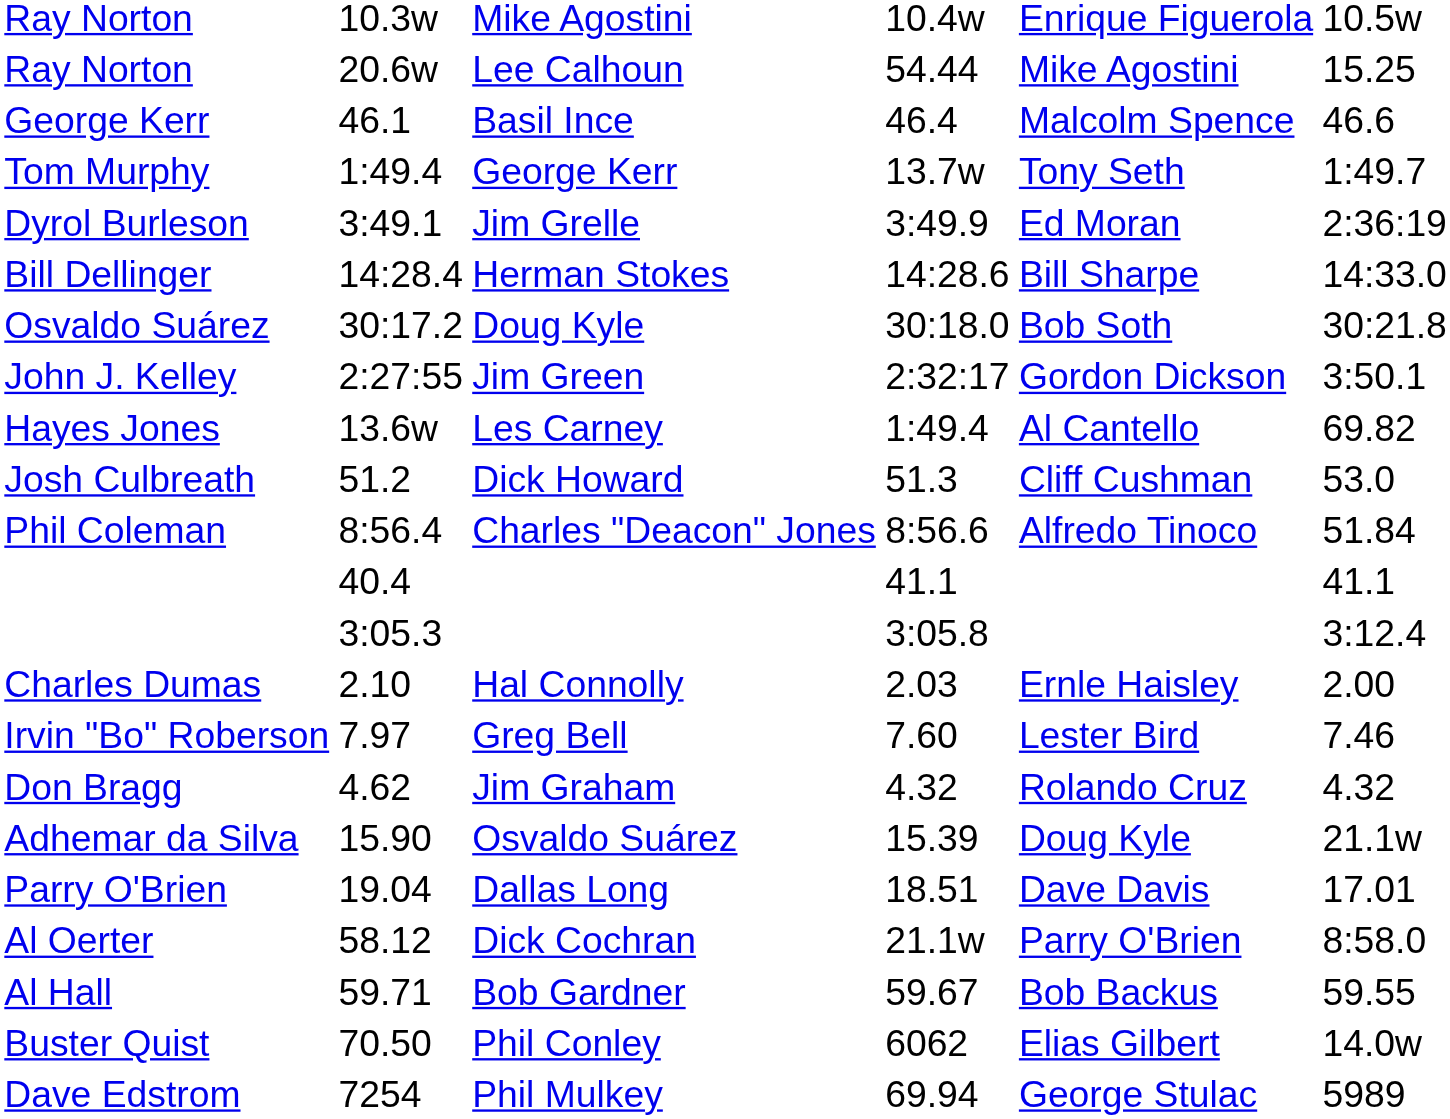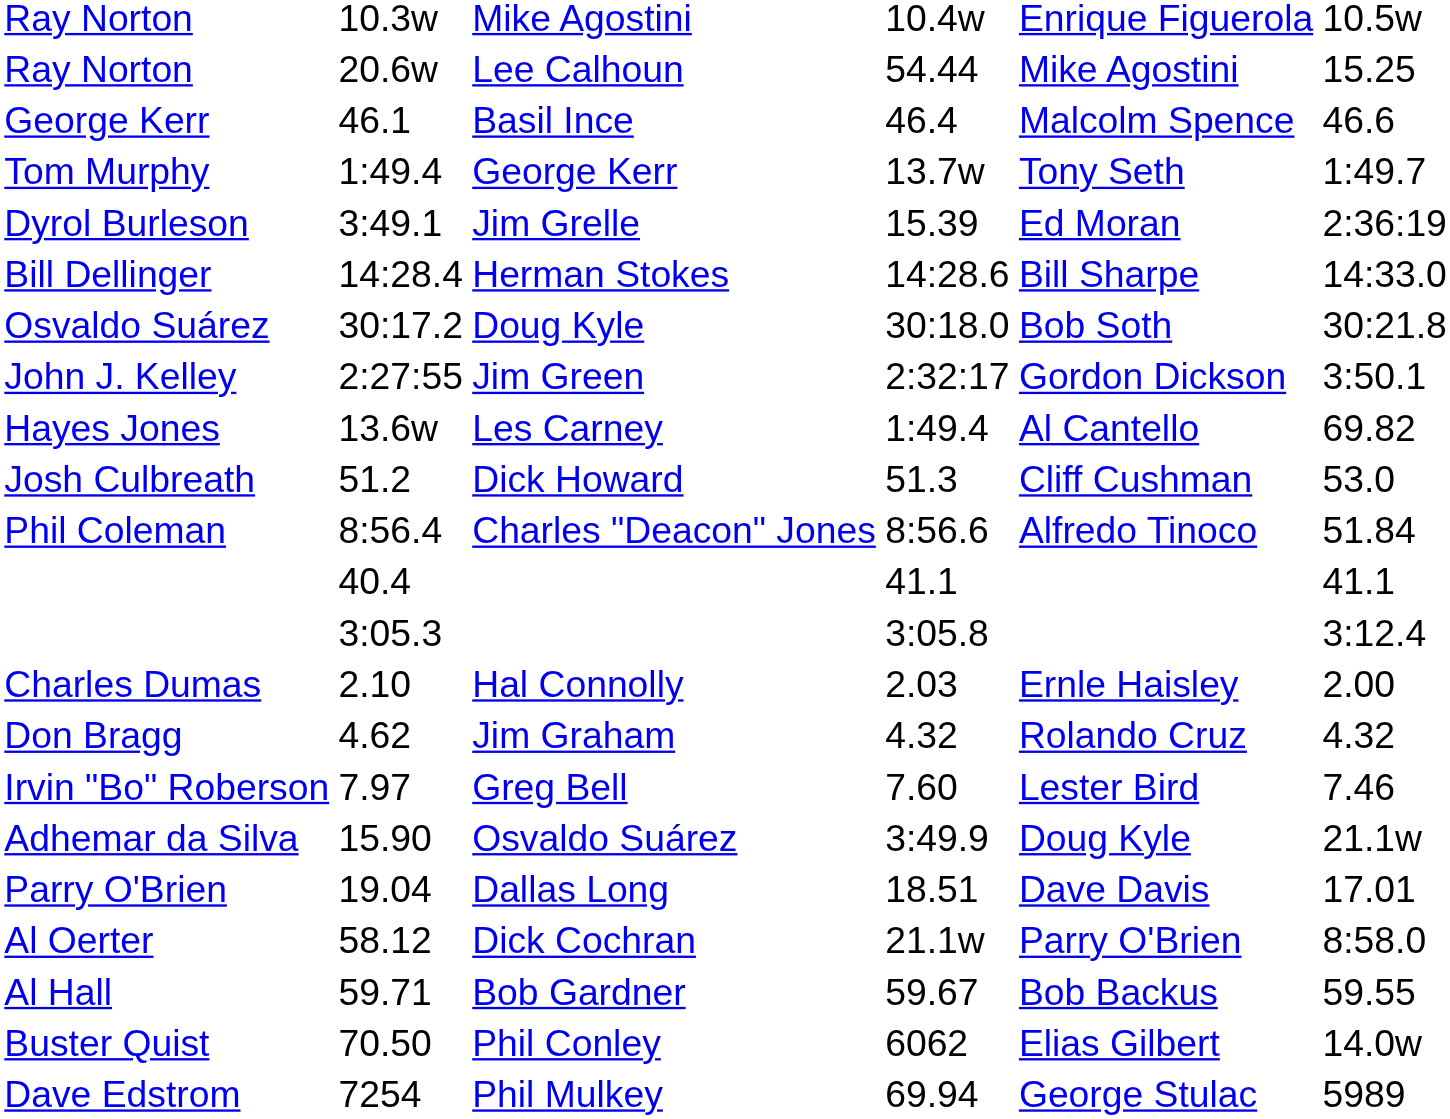(937, 223) 3:49.9 -> (932, 223) 15.39
rows swapped: (93, 787) <-> (167, 735)
(932, 838) 15.39 -> (937, 838) 3:49.9
